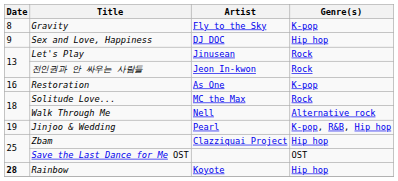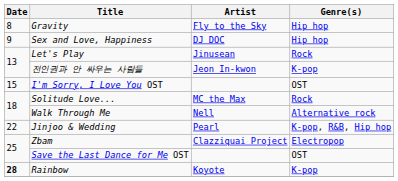(305, 26) K-pop -> (310, 26) Hip hop
(302, 69) Rock -> (305, 69) K-pop
+ row: (97, 84)
- row: (60, 84)
(12, 127) 19 -> (12, 127) 22
(310, 141) Hip hop -> (318, 141) Electropop
(310, 170) Hip hop -> (305, 170) K-pop
